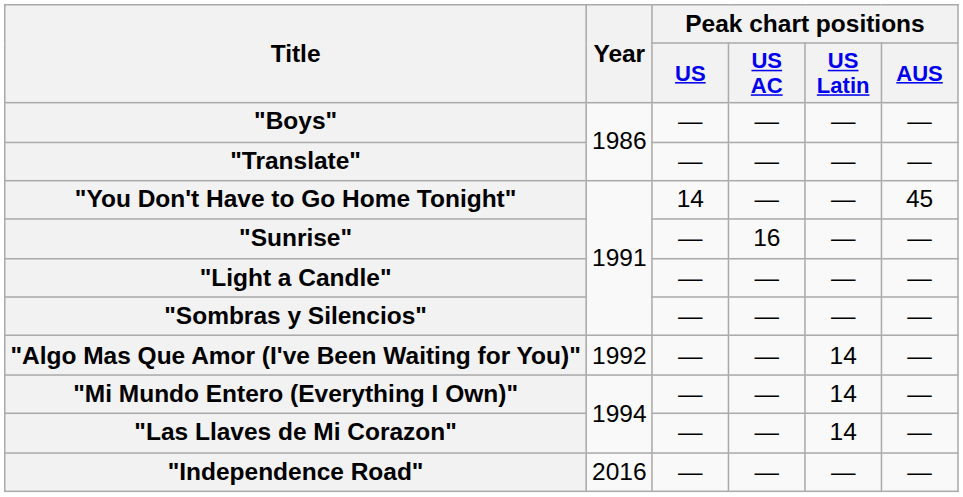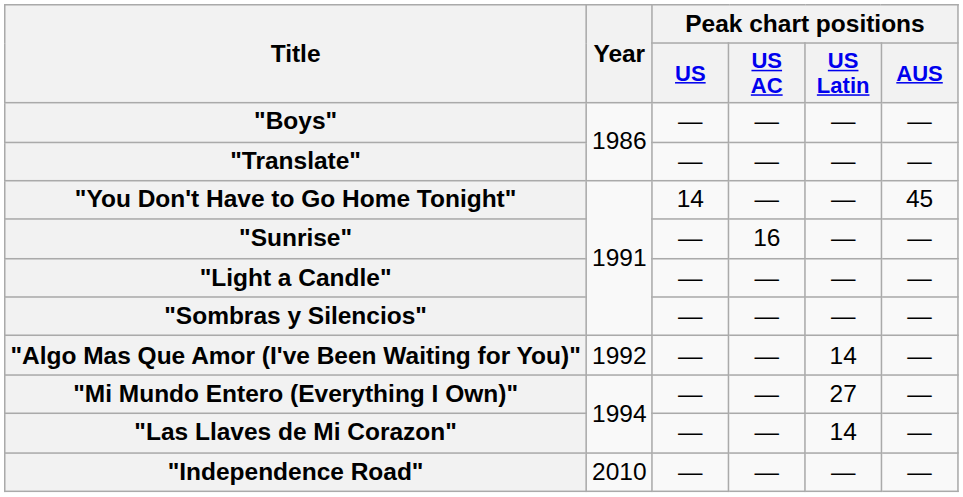(843, 393) 14 -> (843, 393) 27
(619, 471) 2016 -> (619, 471) 2010
